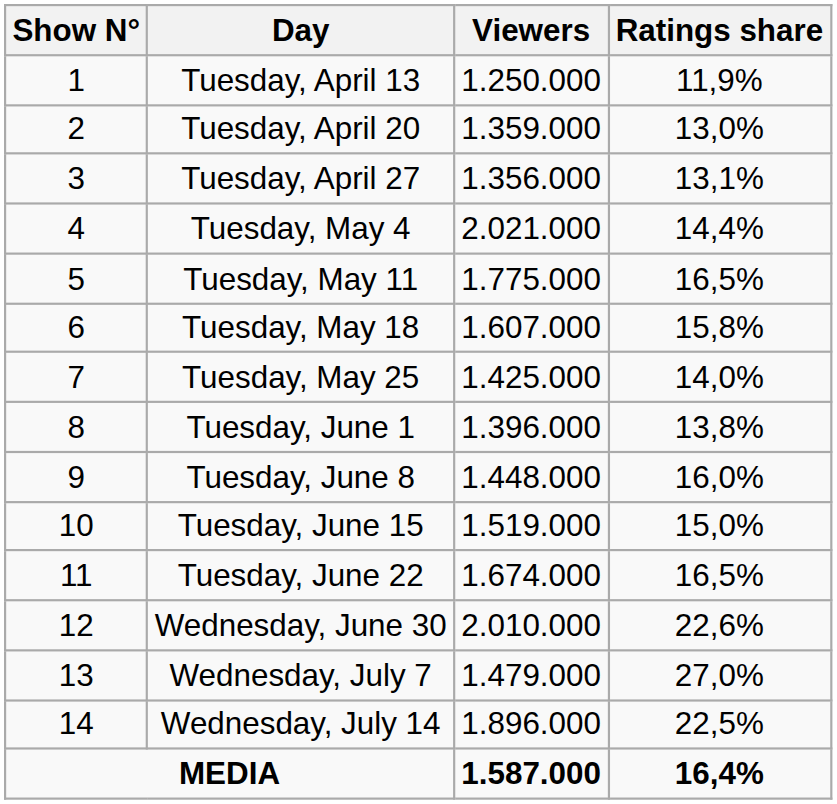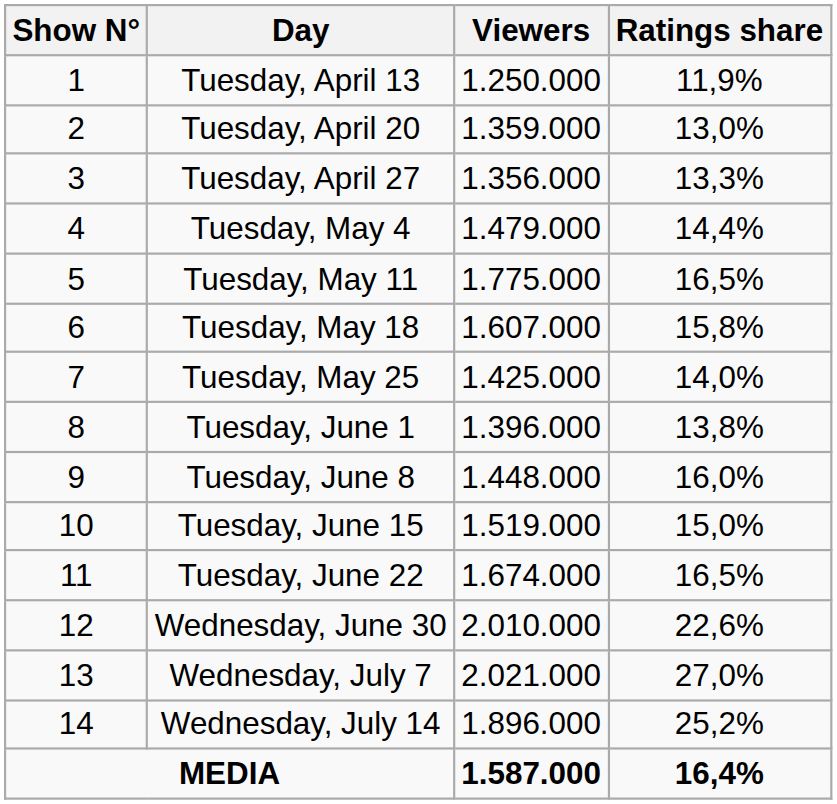(719, 179) 13,1% -> (719, 179) 13,3%
(531, 229) 2.021.000 -> (531, 229) 1.479.000
(531, 675) 1.479.000 -> (531, 675) 2.021.000
(719, 725) 22,5% -> (719, 725) 25,2%
